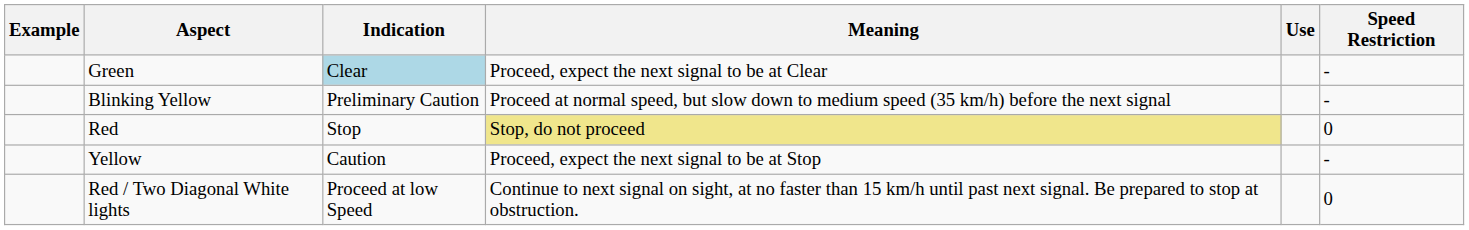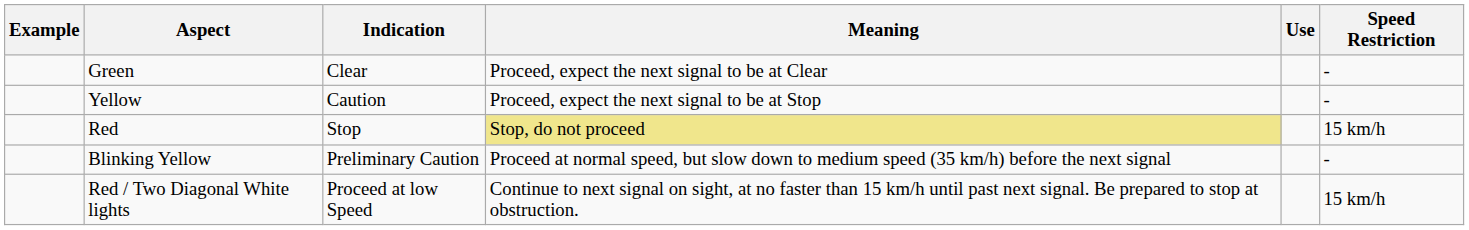(347, 70) lightblue background -> (347, 70) no background
rows swapped: (115, 159) <-> (150, 99)
(1328, 129) 0 -> (1354, 129) 15 km/h
(1328, 199) 0 -> (1354, 199) 15 km/h
